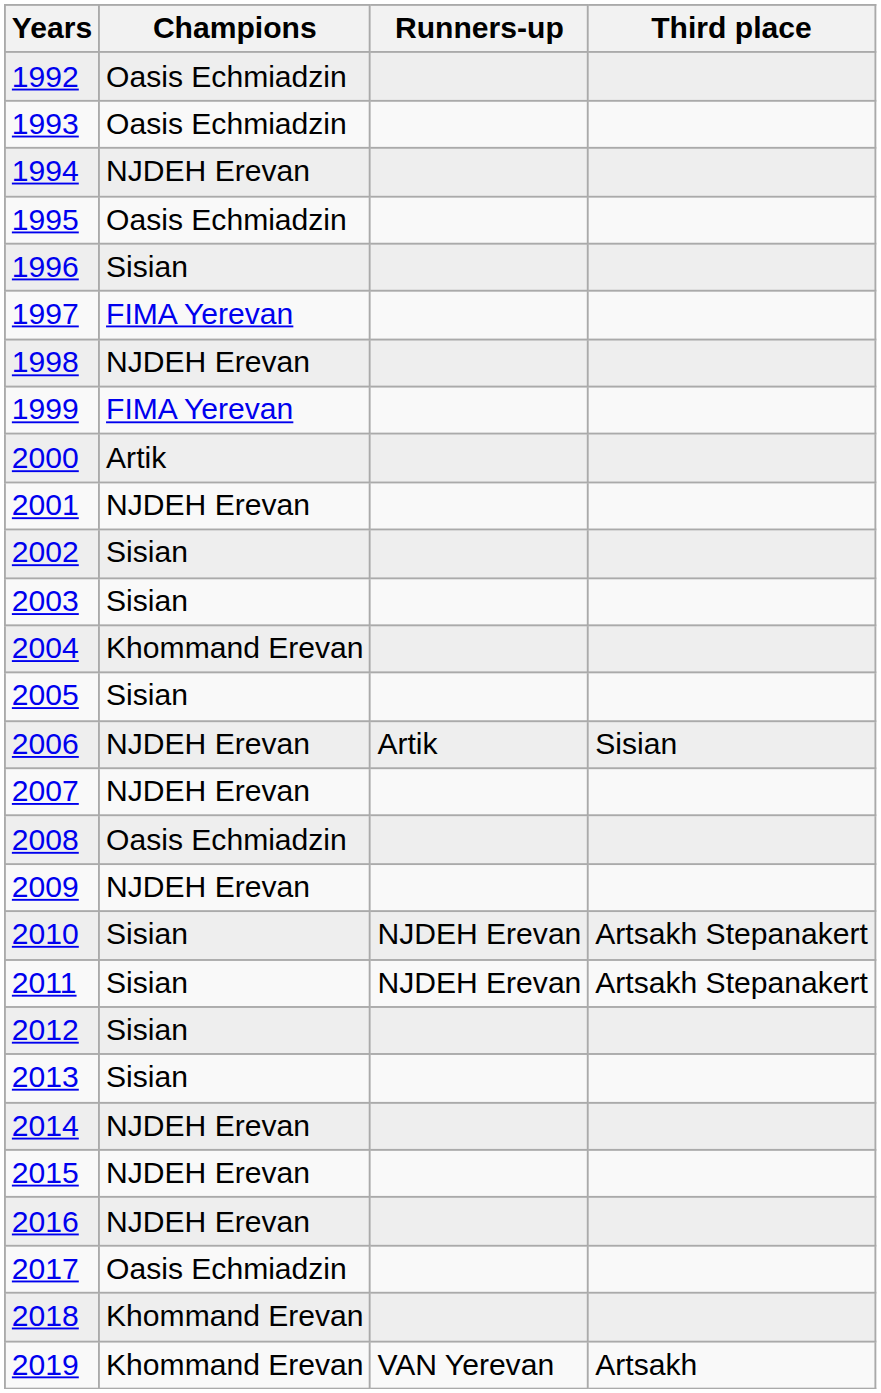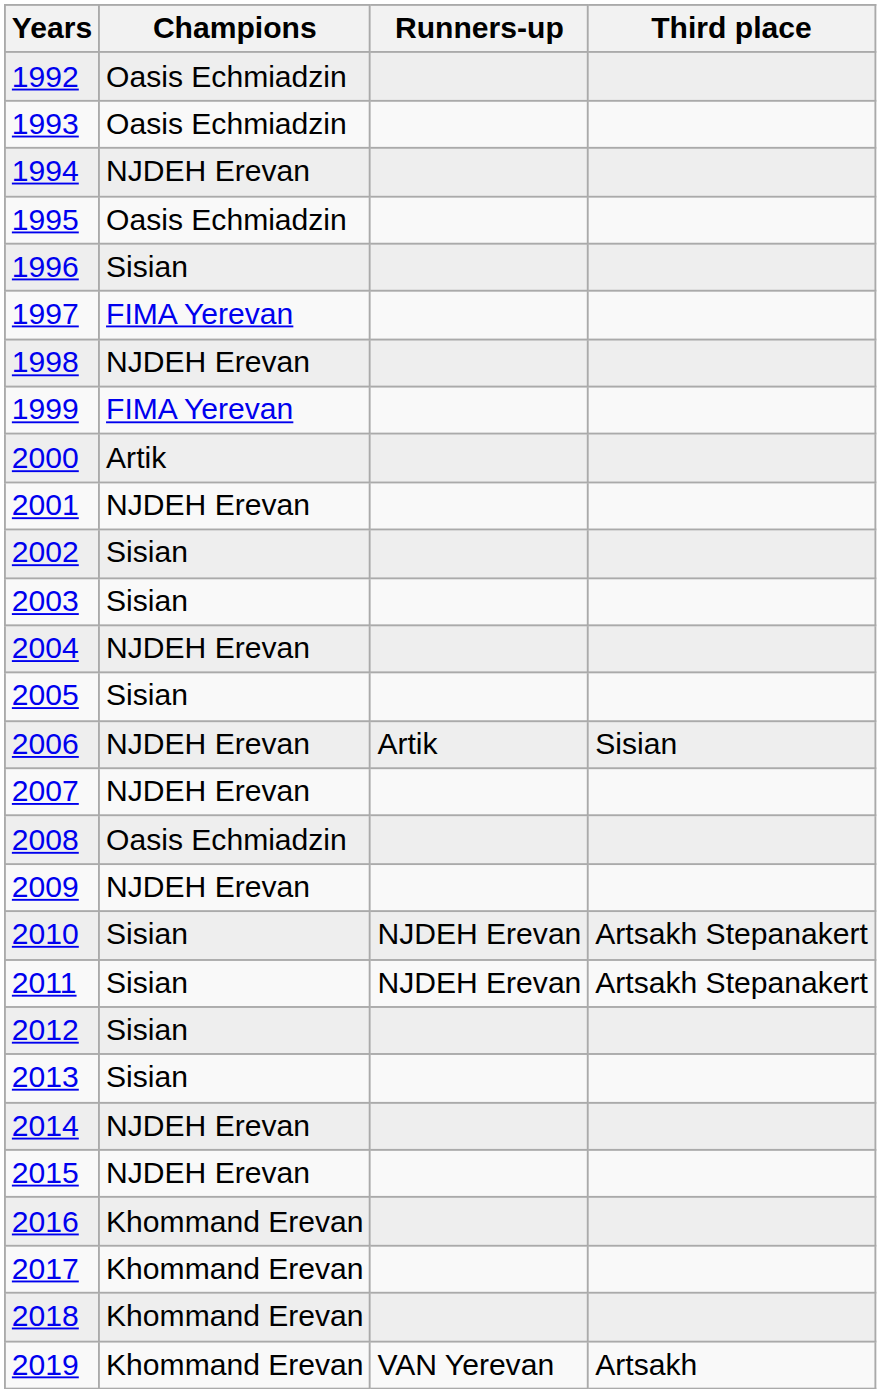(235, 648) Khommand Erevan -> (208, 648) NJDEH Erevan
(208, 1220) NJDEH Erevan -> (235, 1220) Khommand Erevan
(226, 1268) Oasis Echmiadzin -> (235, 1268) Khommand Erevan
